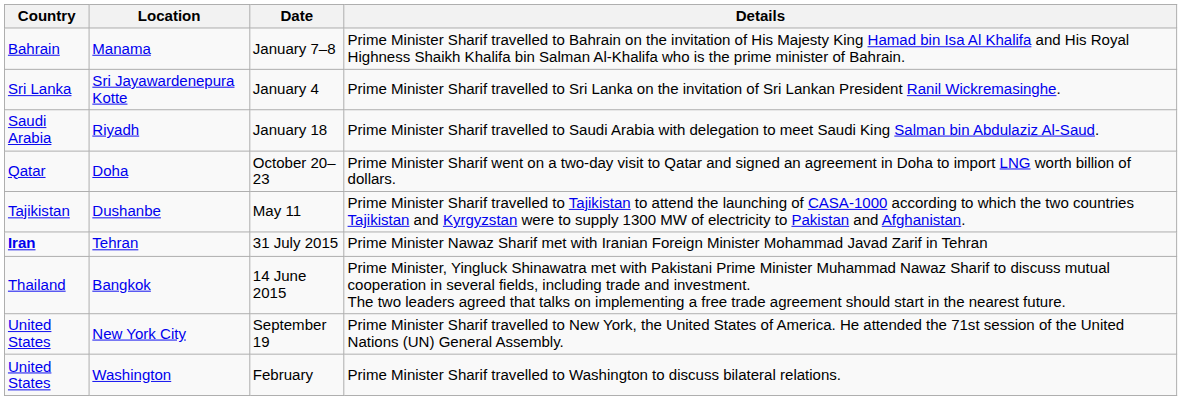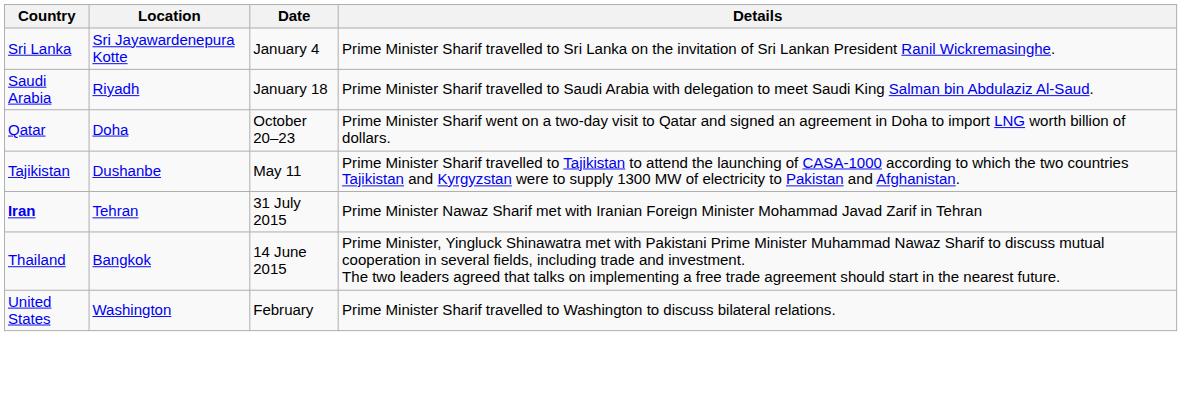- row: (122, 48)
- row: (139, 334)
